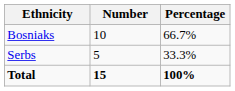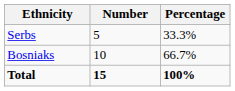rows swapped: (31, 34) <-> (22, 55)
